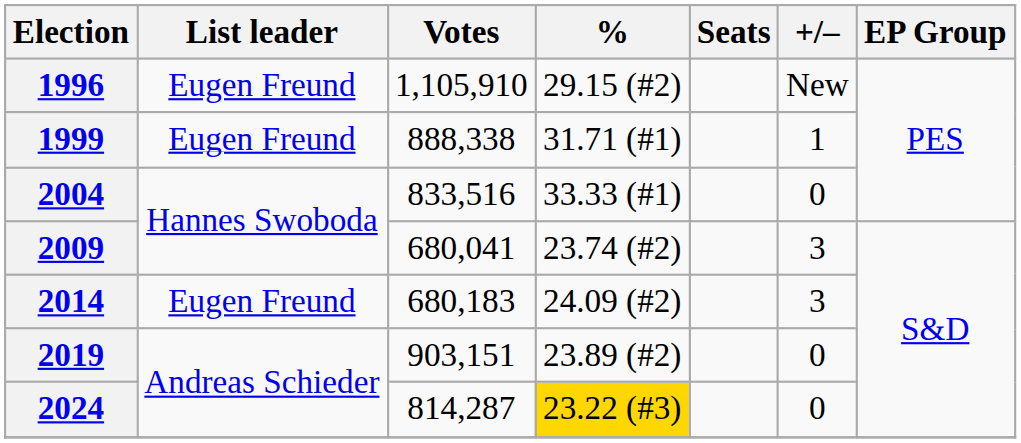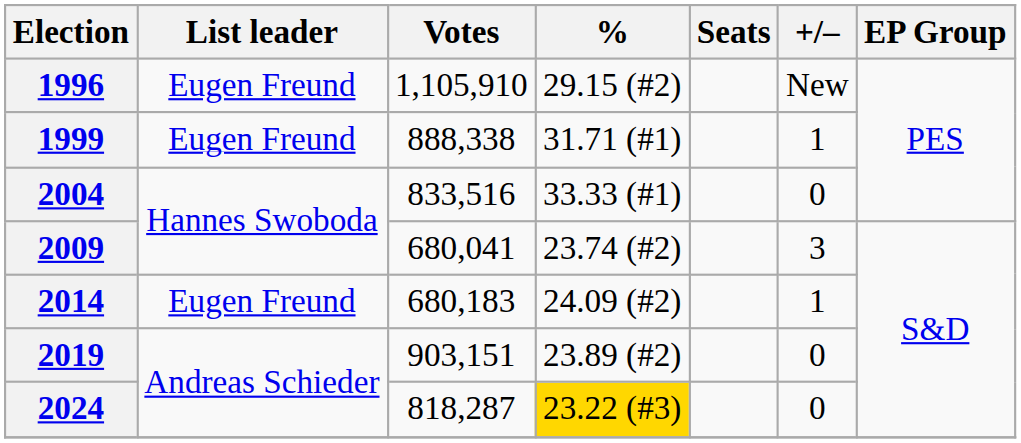(817, 300) 3 -> (817, 300) 1
(461, 408) 814,287 -> (461, 408) 818,287
